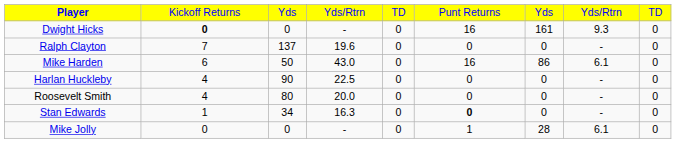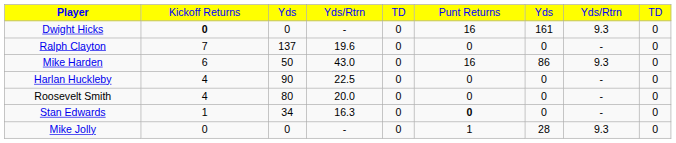(601, 63) 6.1 -> (601, 63) 9.3
(601, 130) 6.1 -> (601, 130) 9.3
